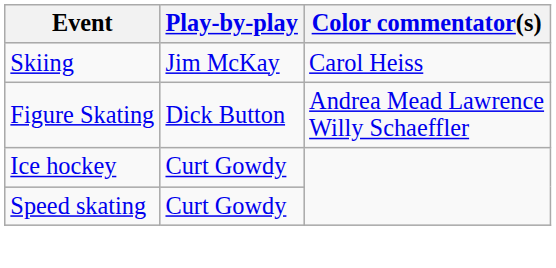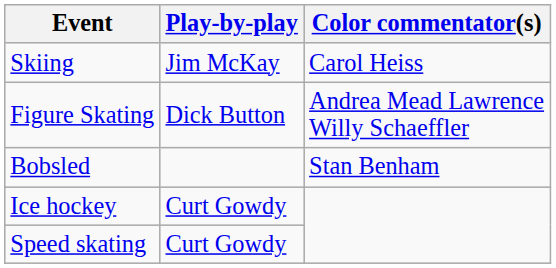+ row: (50, 166)
